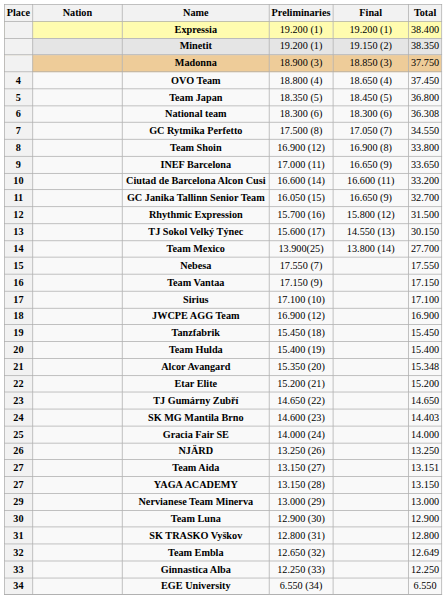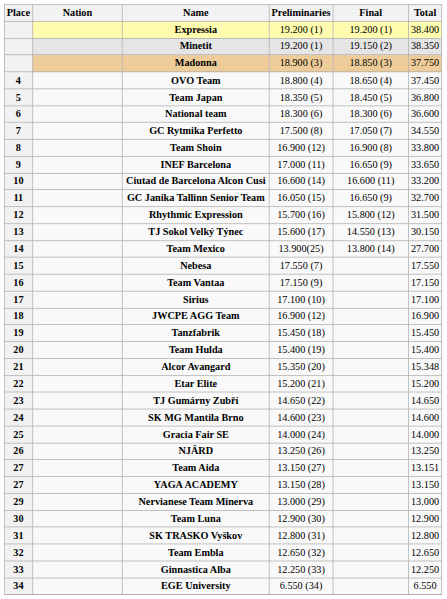(425, 114) 36.308 -> (425, 114) 36.600
(425, 418) 14.403 -> (425, 418) 14.600
(425, 552) 12.649 -> (425, 552) 12.650
